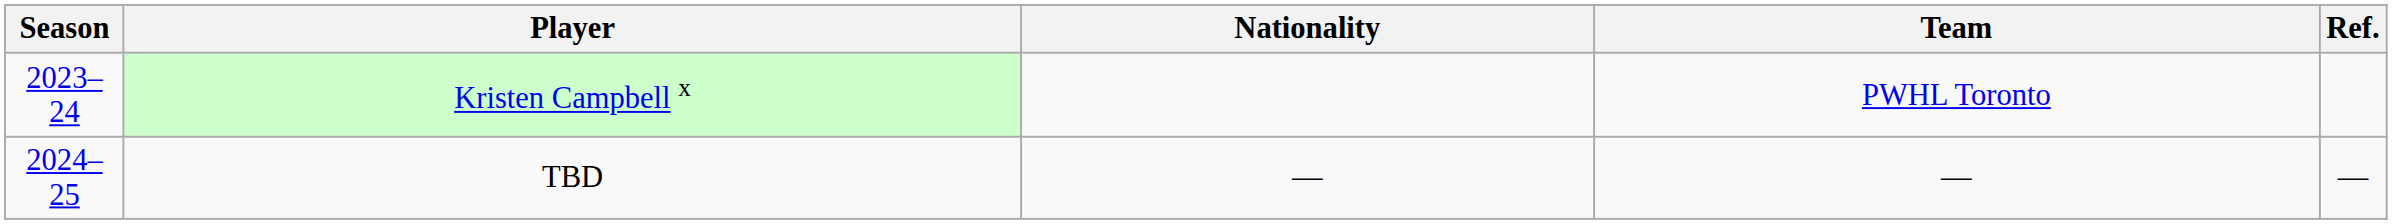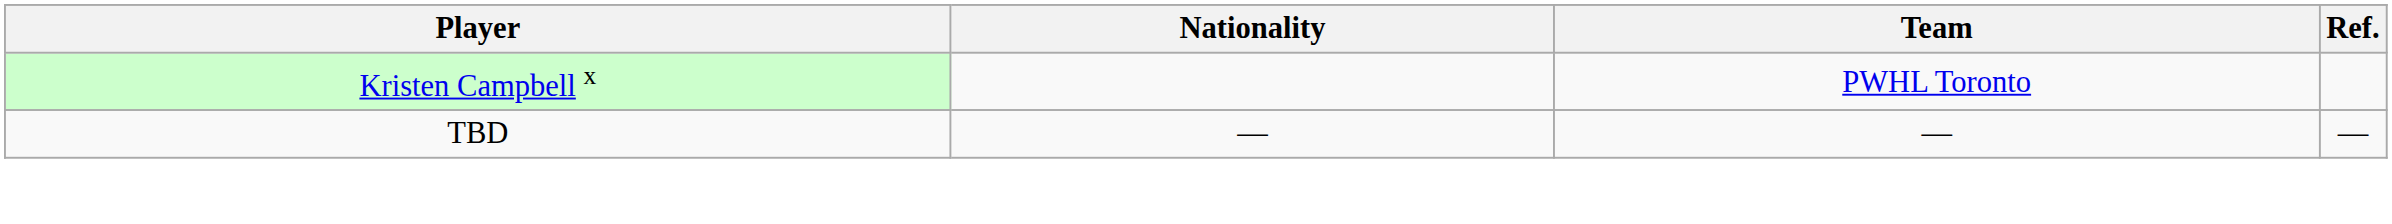- column: (64, 28)
